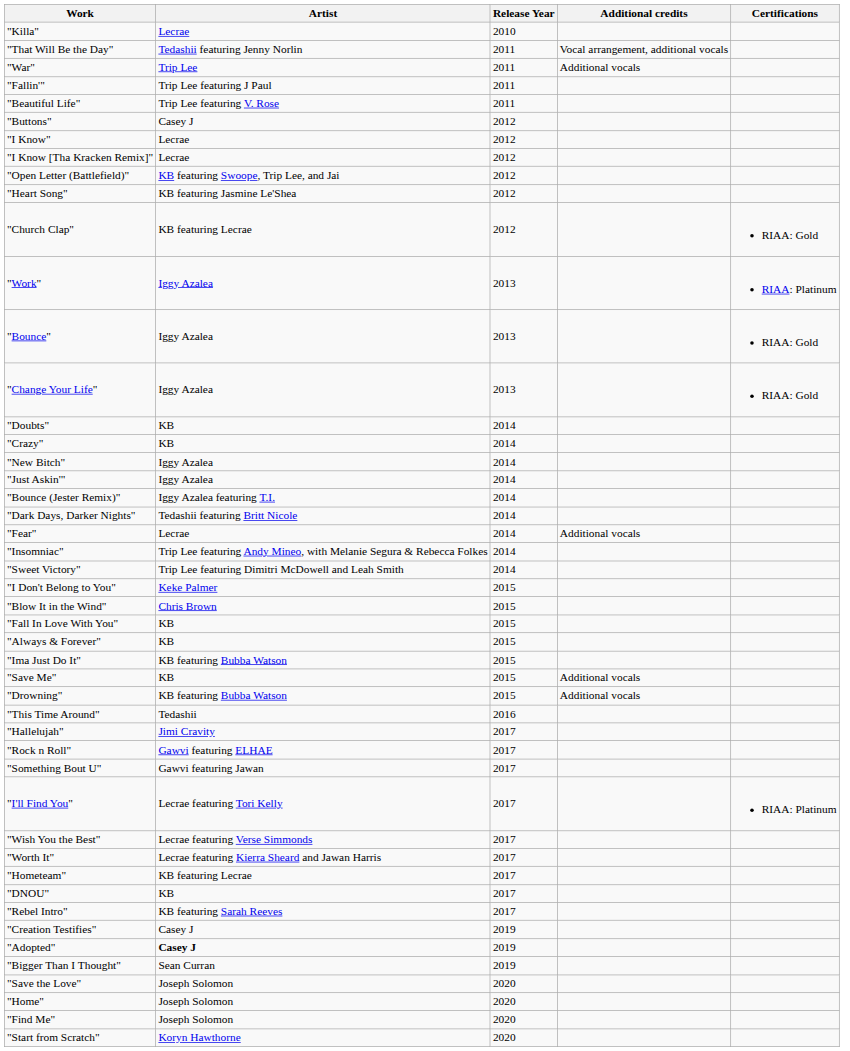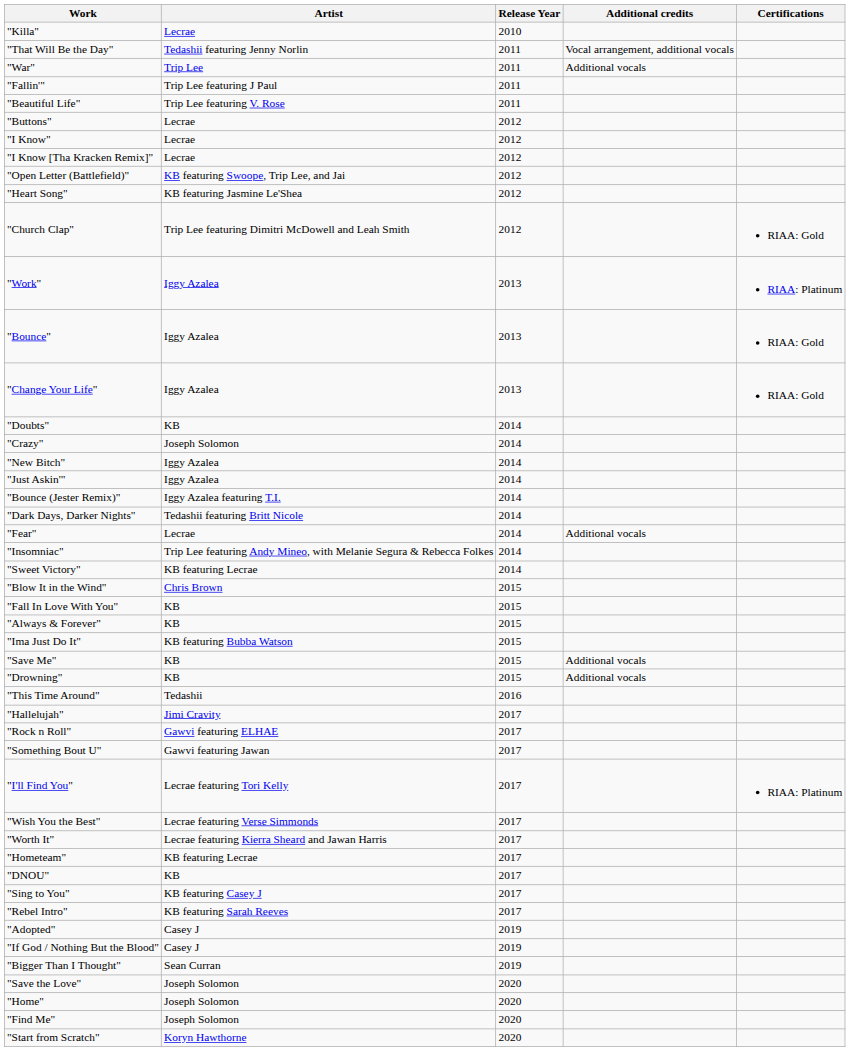(176, 121) Casey J -> (180, 121) Lecrae
(205, 229) KB featuring Lecrae -> (287, 229) Trip Lee featuring Dimitri McDowell and Leah Smith
(166, 443) KB -> (202, 443) Joseph Solomon
(281, 569) Trip Lee featuring Dimitri McDowell and Leah Smith -> (211, 569) KB featuring Lecrae
- row: (61, 587)
(223, 695) KB featuring Bubba Watson -> (172, 677) KB
+ row: (38, 893)
- row: (52, 929)
(177, 947) bold -> (182, 929) normal
+ row: (83, 947)
